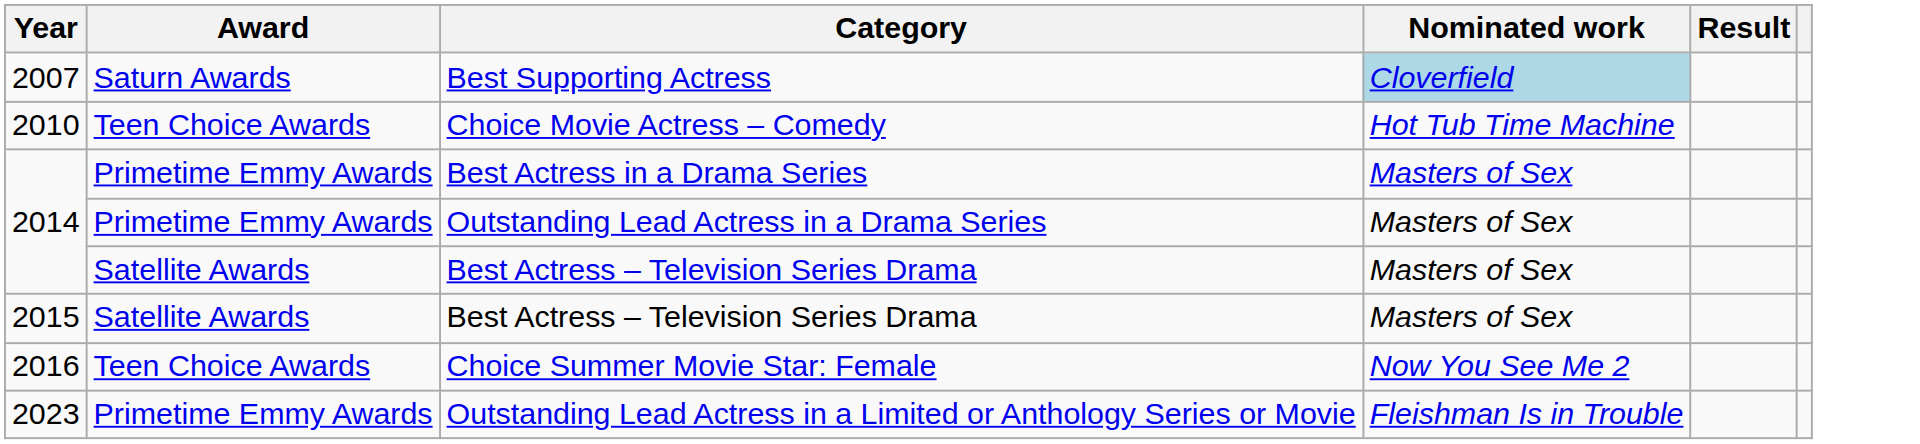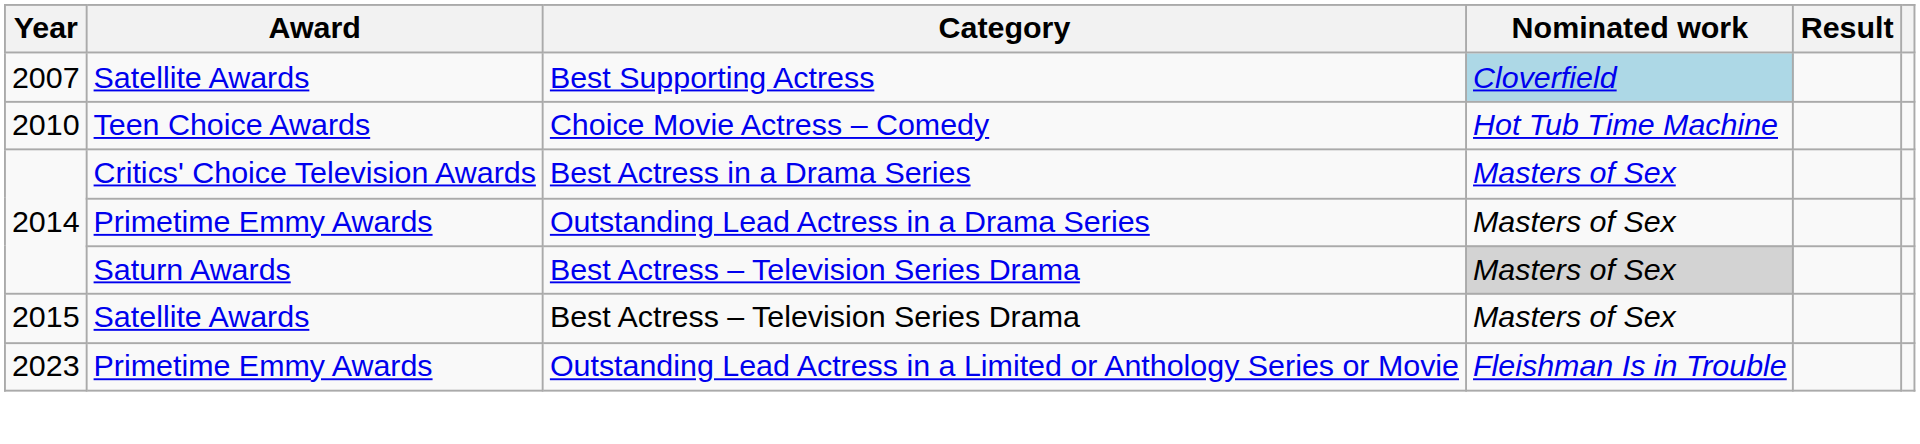(192, 76) Saturn Awards -> (201, 76) Satellite Awards
(263, 173) Primetime Emmy Awards -> (315, 173) Critics' Choice Television Awards
(201, 269) Satellite Awards -> (192, 269) Saturn Awards
(1471, 269) no background -> (1574, 269) lightgrey background
- row: (46, 366)
